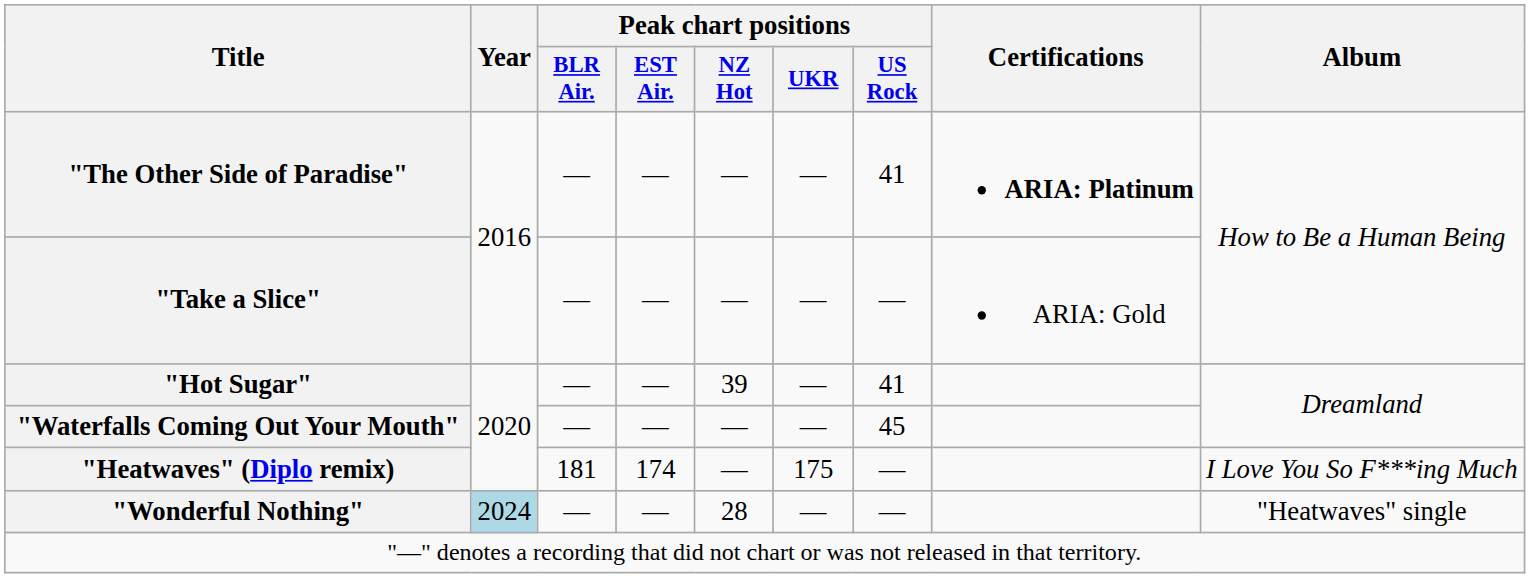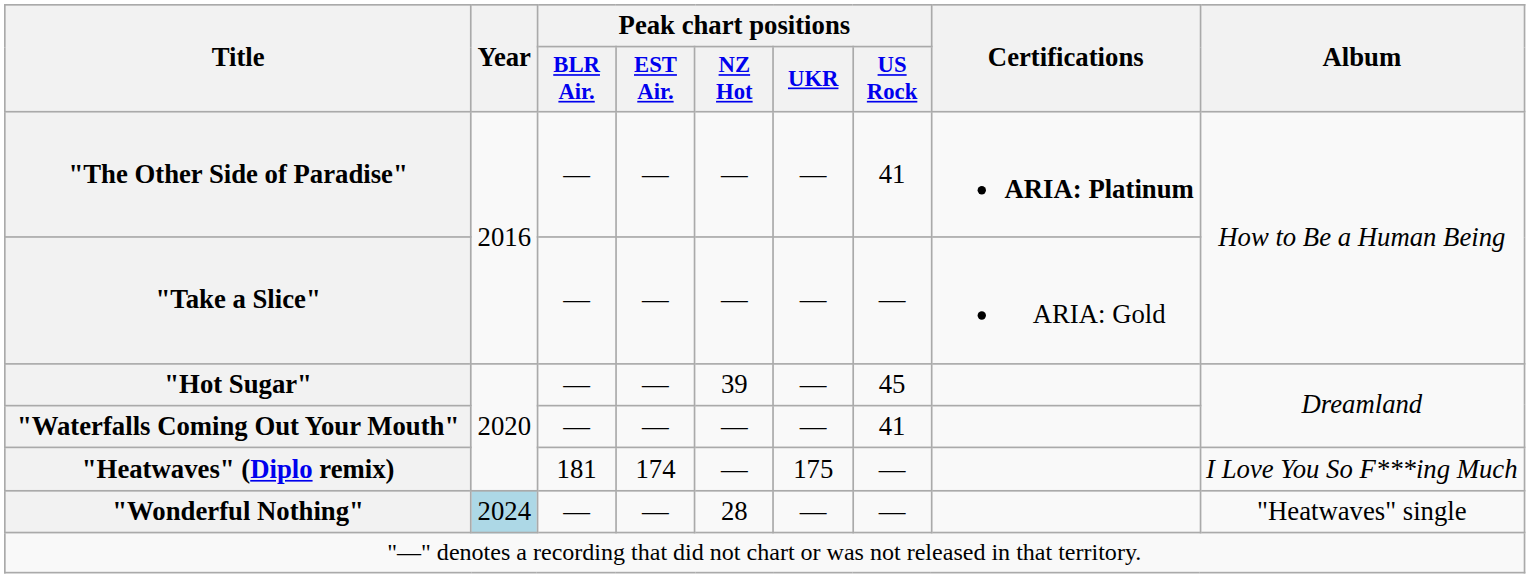(892, 384) 41 -> (892, 384) 45
(892, 426) 45 -> (892, 426) 41
